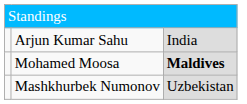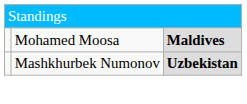- row: (71, 39)
(200, 87) normal -> (202, 63) bold
